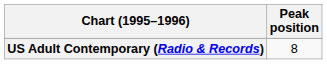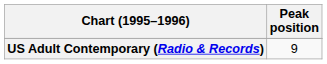(294, 48) 8 -> (294, 48) 9
